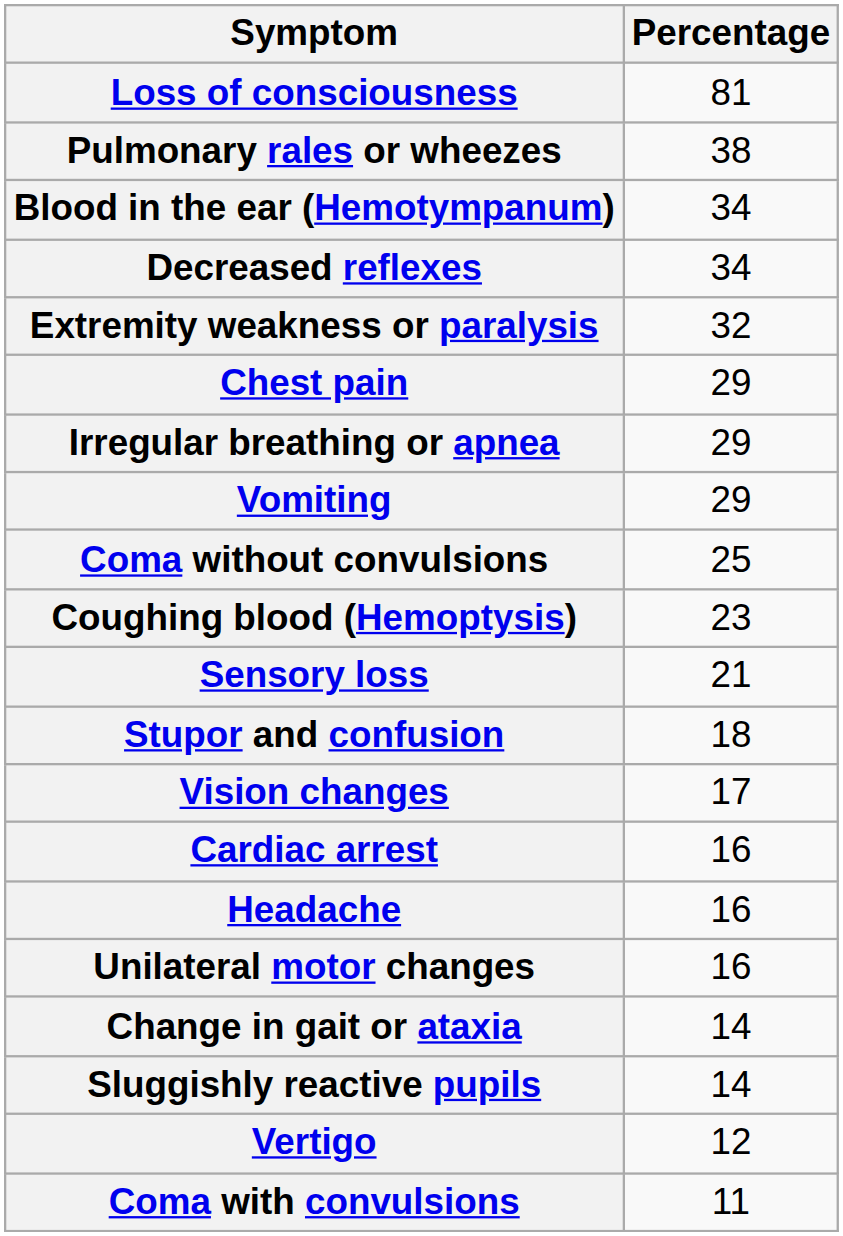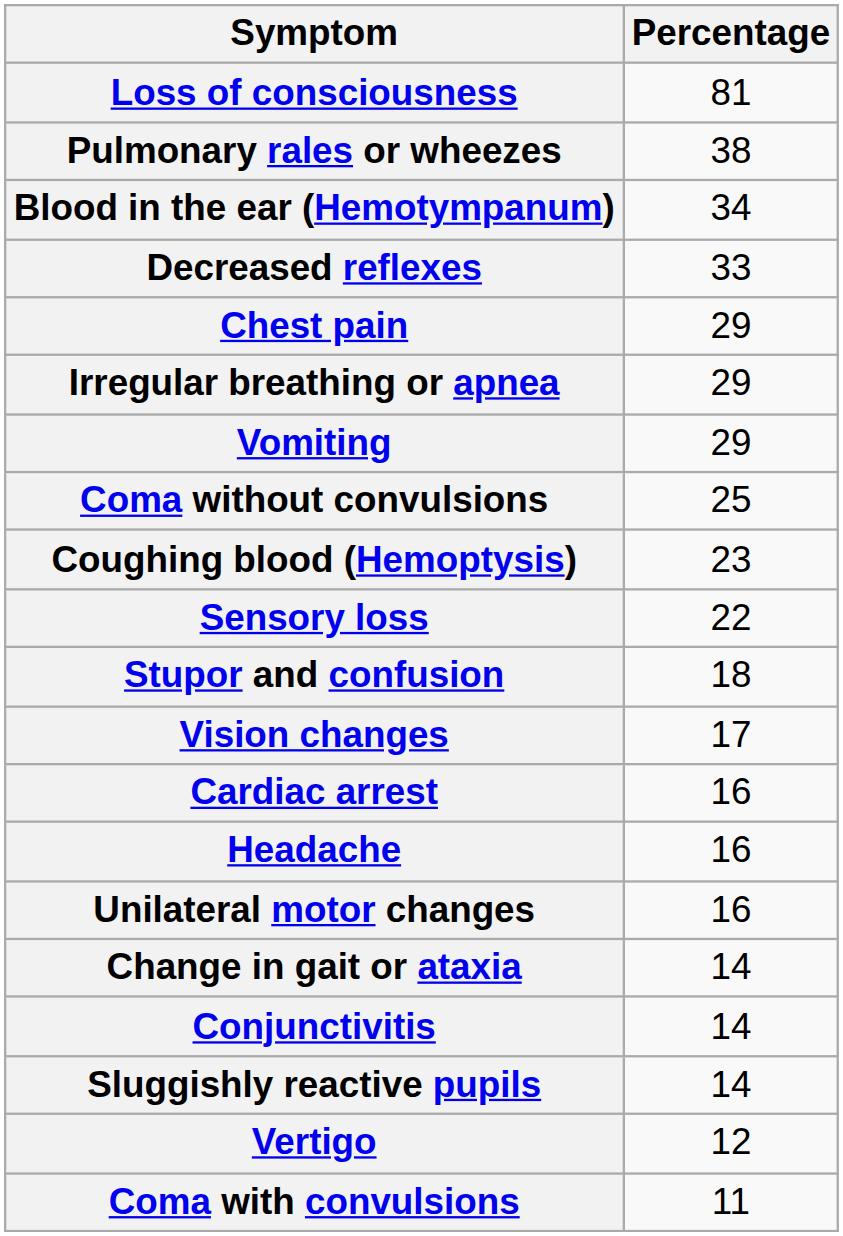(731, 267) 34 -> (731, 267) 33
- row: (314, 325)
(731, 675) 21 -> (731, 617) 22
+ row: (314, 1025)
